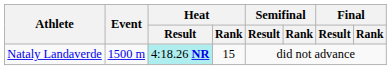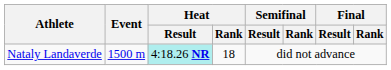(229, 54) 15 -> (229, 54) 18
